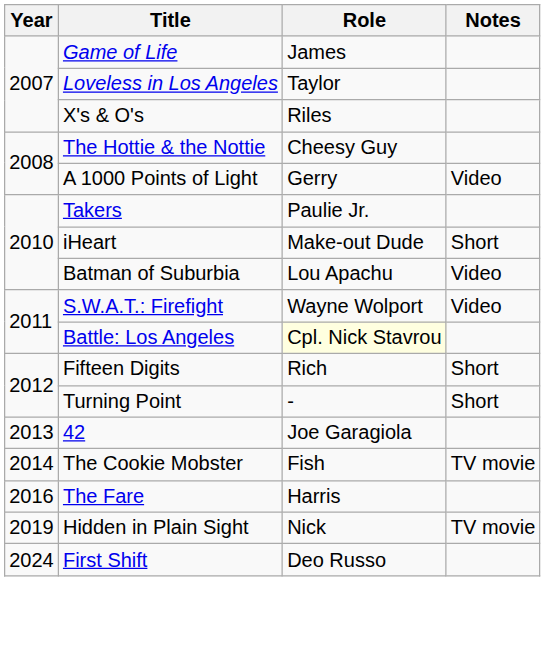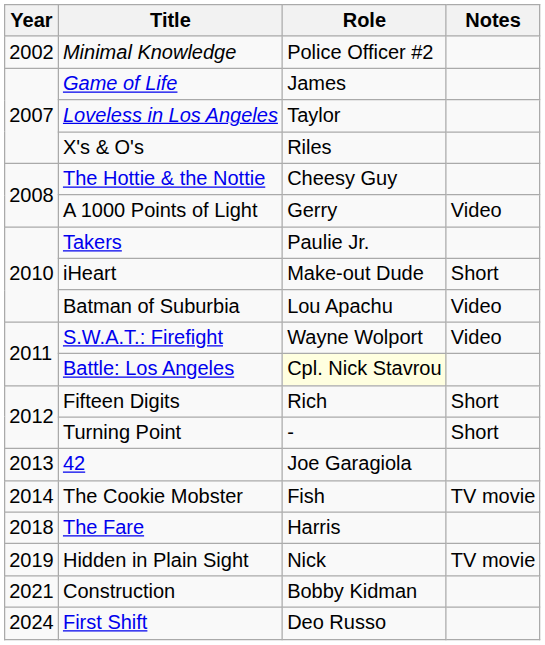+ row: (150, 52)
(31, 496) 2016 -> (31, 527) 2018
+ row: (119, 591)
